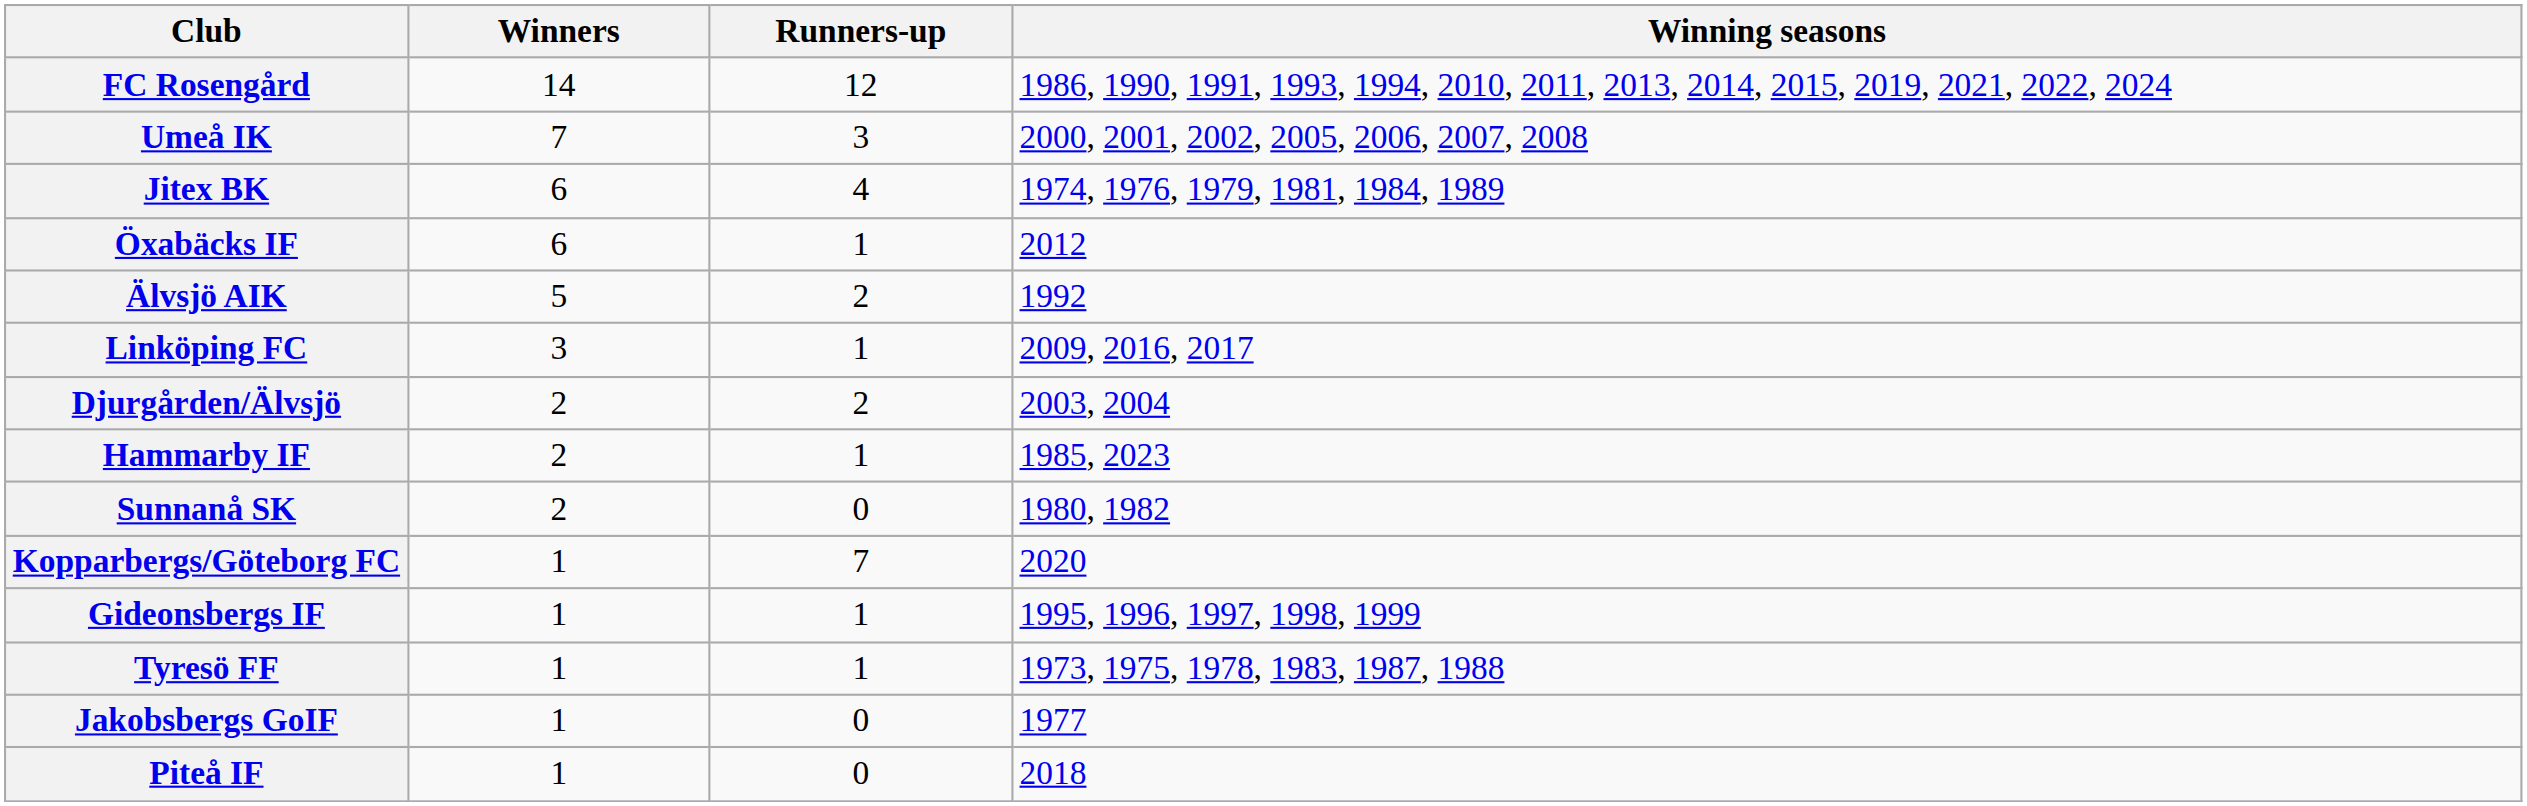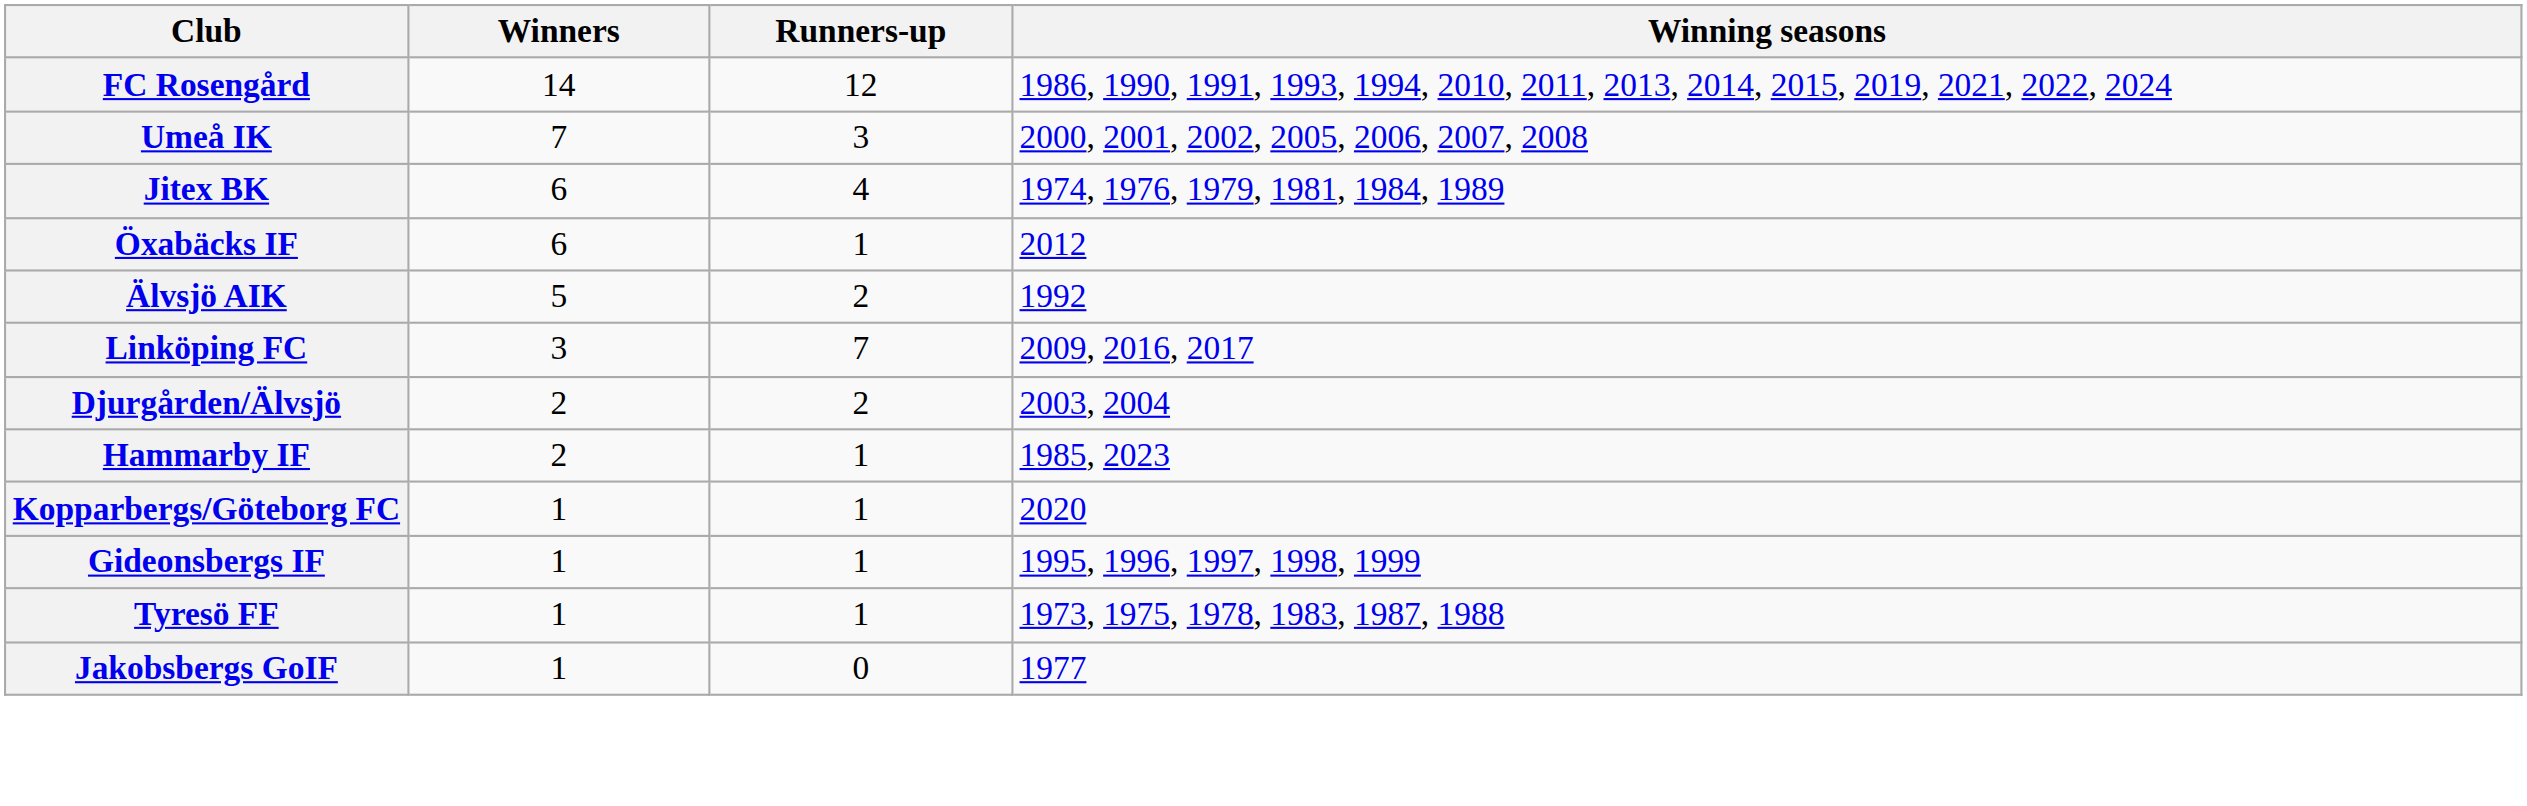(861, 349) 1 -> (861, 349) 7
- row: (206, 508)
(861, 561) 7 -> (861, 508) 1
- row: (206, 773)
